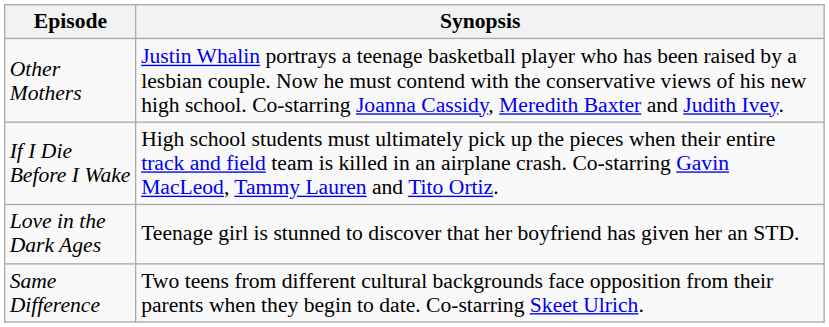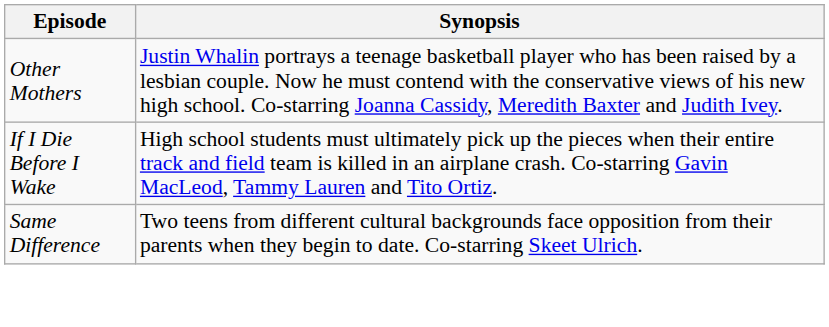- row: (58, 233)
